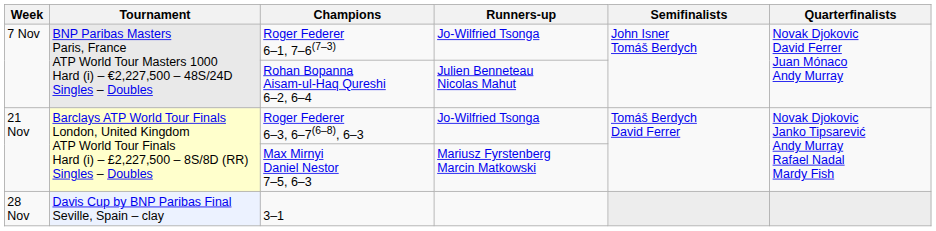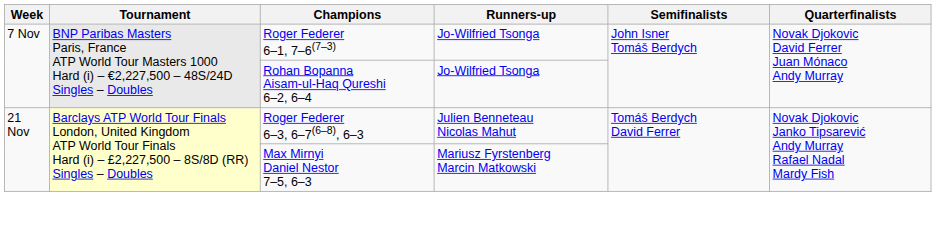(485, 77) Julien Benneteau Nicolas Mahut -> (488, 70) Jo-Wilfried Tsonga
(488, 118) Jo-Wilfried Tsonga -> (485, 125) Julien Benneteau Nicolas Mahut
- row: (274, 216)
